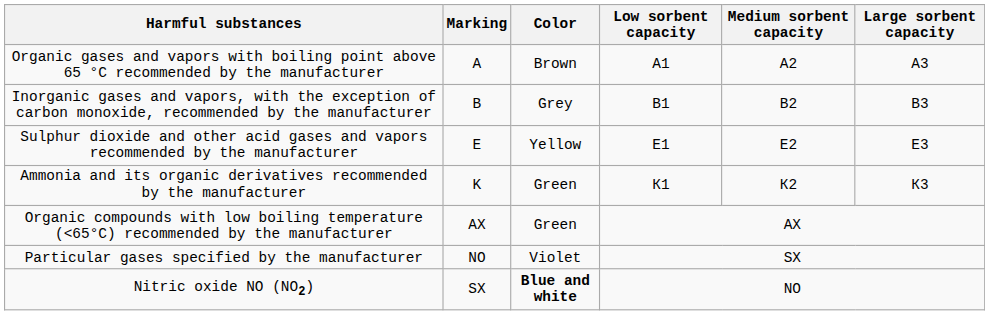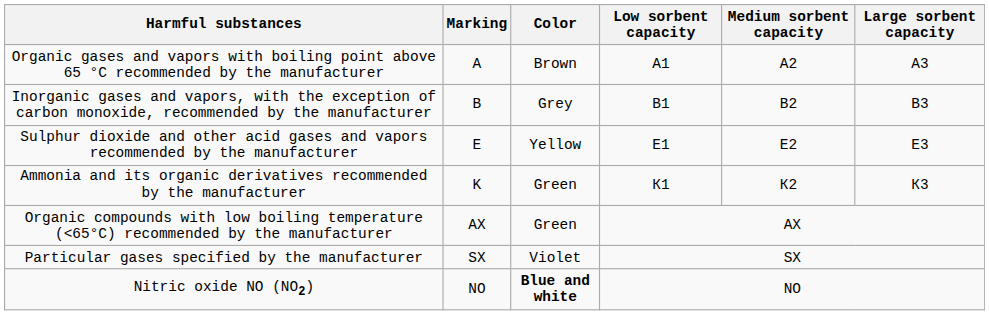(477, 257) NO -> (477, 257) SX
(477, 289) SX -> (477, 289) NO
